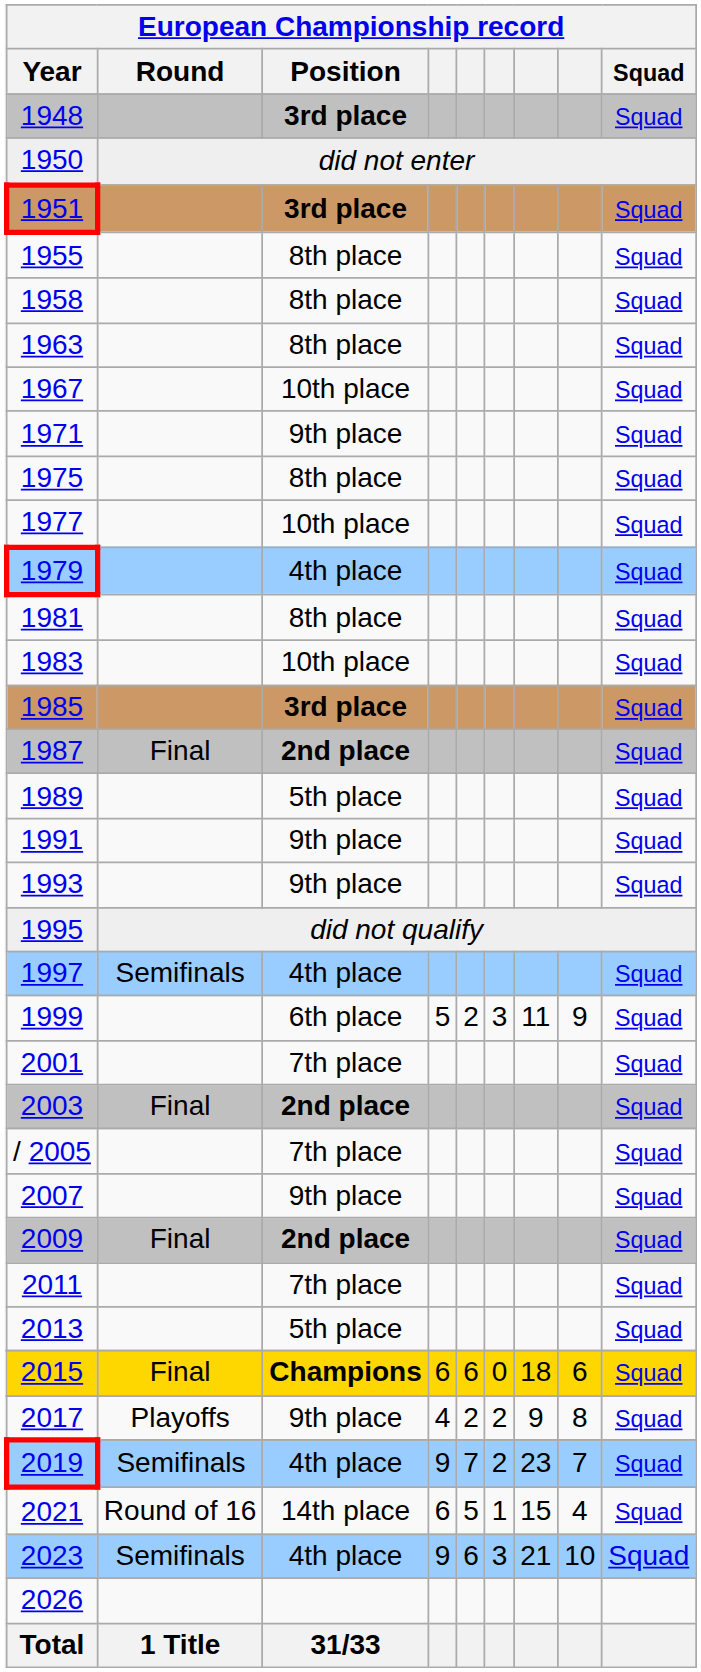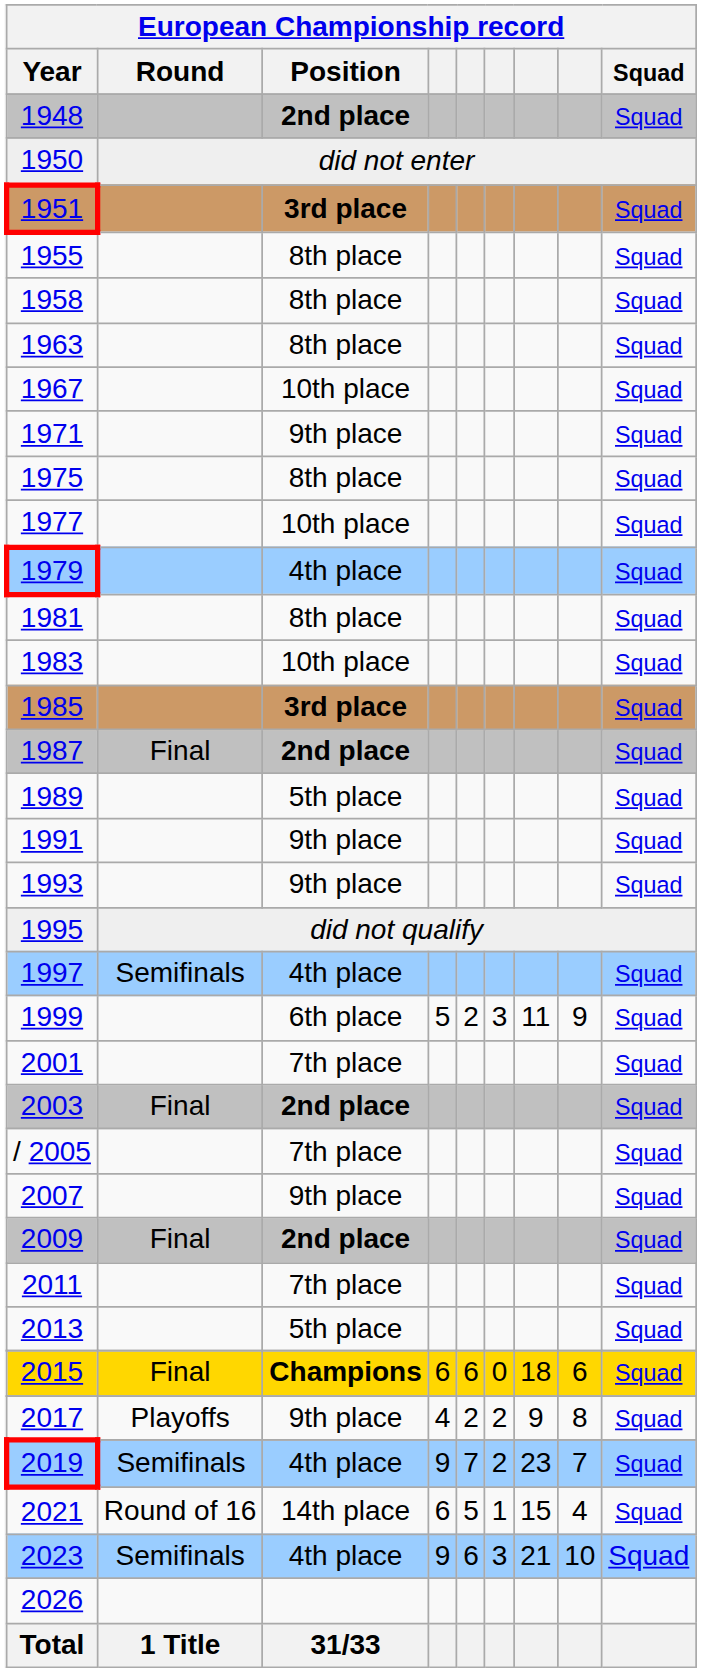(346, 115) 3rd place -> (346, 115) 2nd place
